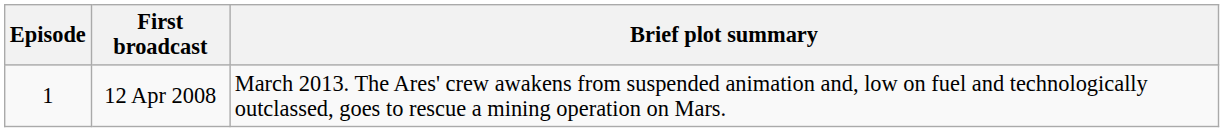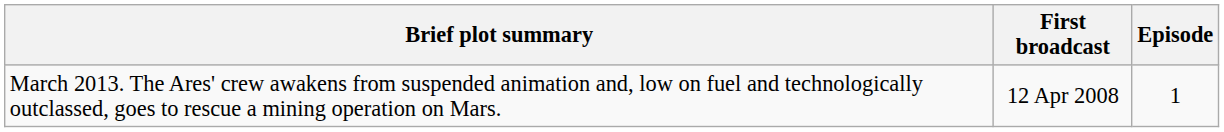columns swapped: (48, 34) <-> (724, 34)
